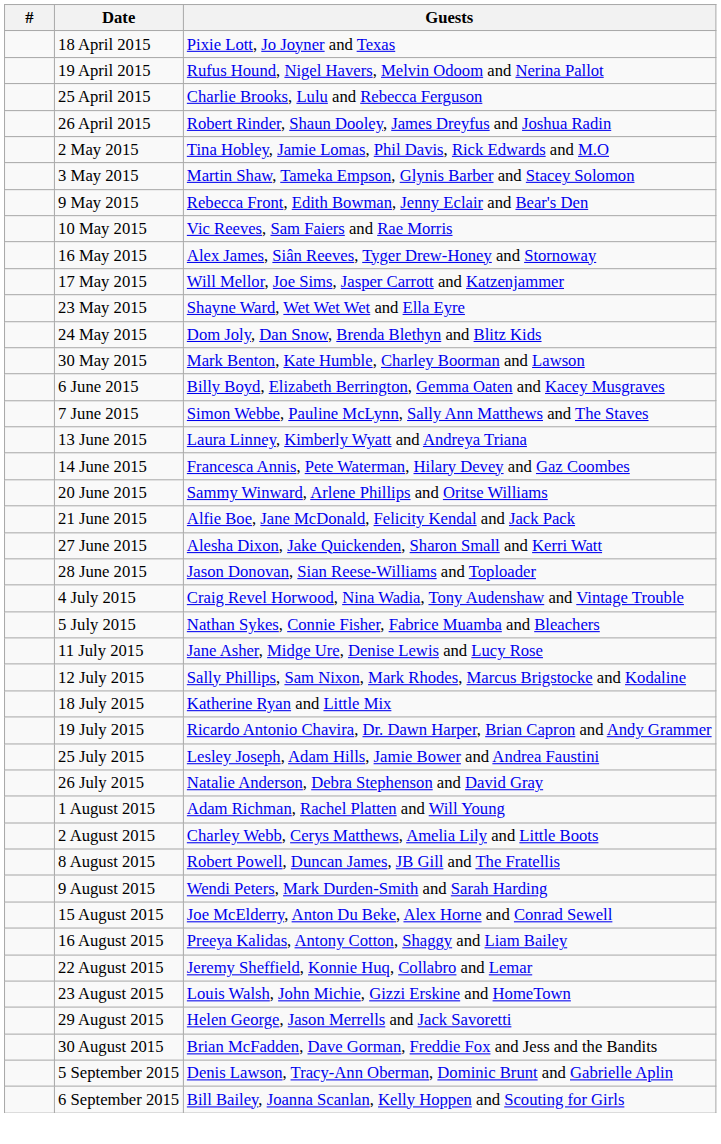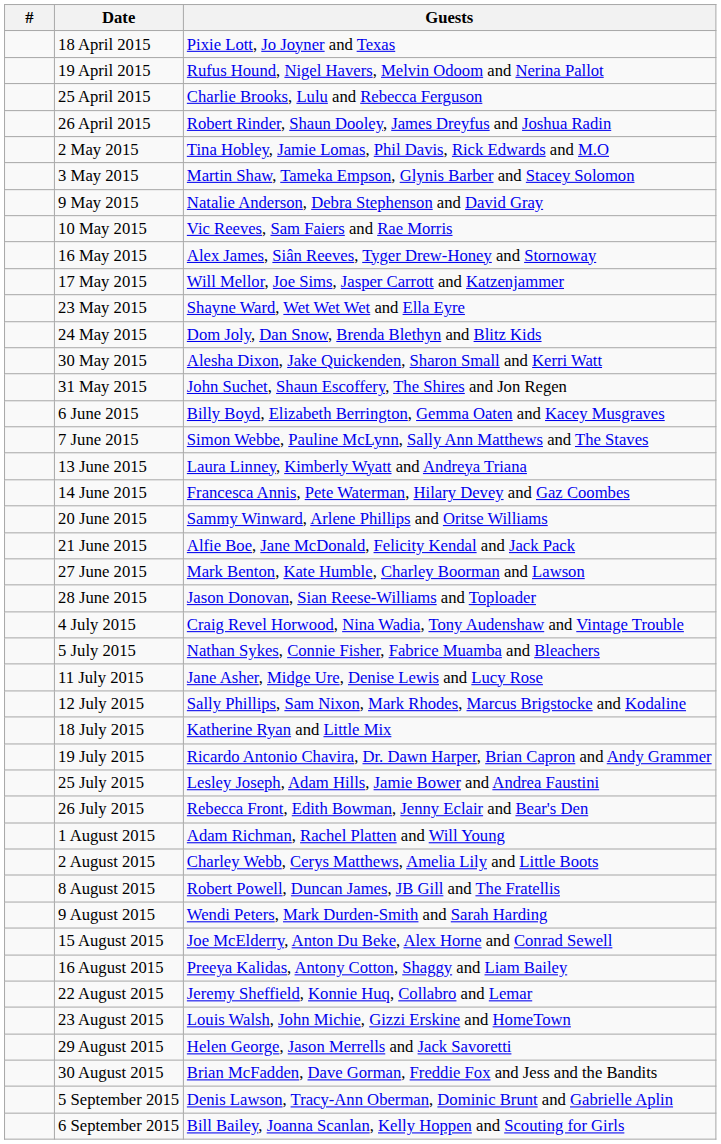(388, 202) Rebecca Front, Edith Bowman, Jenny Eclair and Bear's Den -> (365, 202) Natalie Anderson, Debra Stephenson and David Gray
(386, 360) Mark Benton, Kate Humble, Charley Boorman and Lawson -> (394, 360) Alesha Dixon, Jake Quickenden, Sharon Small and Kerri Watt
+ row: (102, 387)
(394, 545) Alesha Dixon, Jake Quickenden, Sharon Small and Kerri Watt -> (386, 571) Mark Benton, Kate Humble, Charley Boorman and Lawson
(365, 783) Natalie Anderson, Debra Stephenson and David Gray -> (388, 809) Rebecca Front, Edith Bowman, Jenny Eclair and Bear's Den
